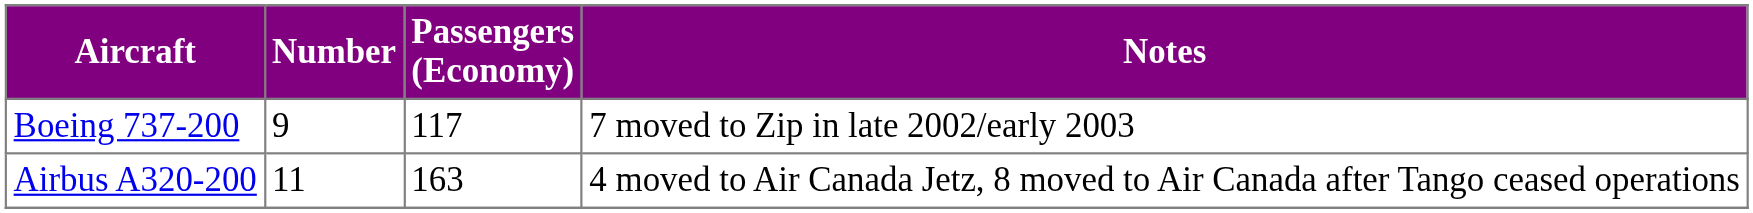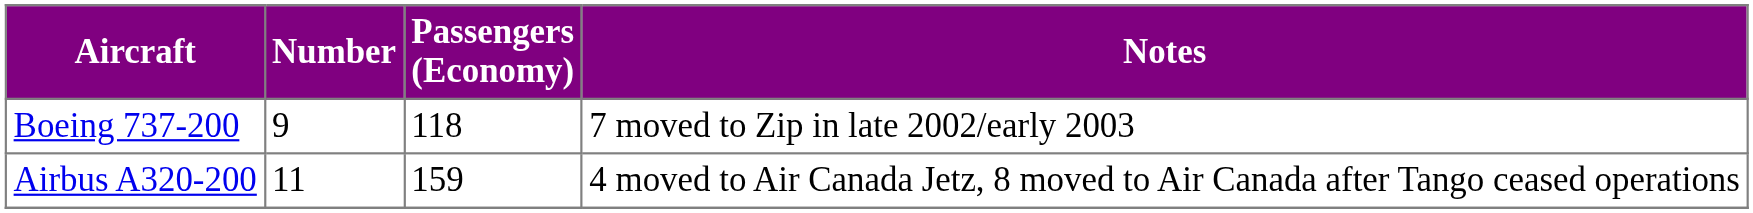(437, 125) 117 -> (437, 125) 118
(438, 179) 163 -> (438, 179) 159
